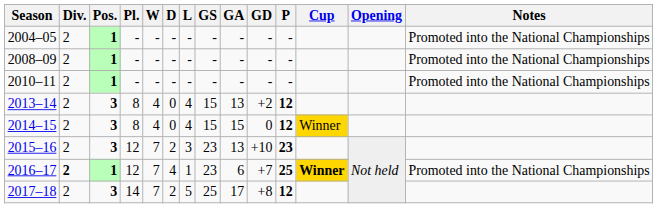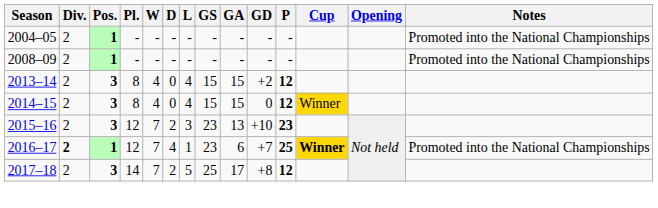- row: (32, 81)
(237, 103) 13 -> (237, 81) 15
